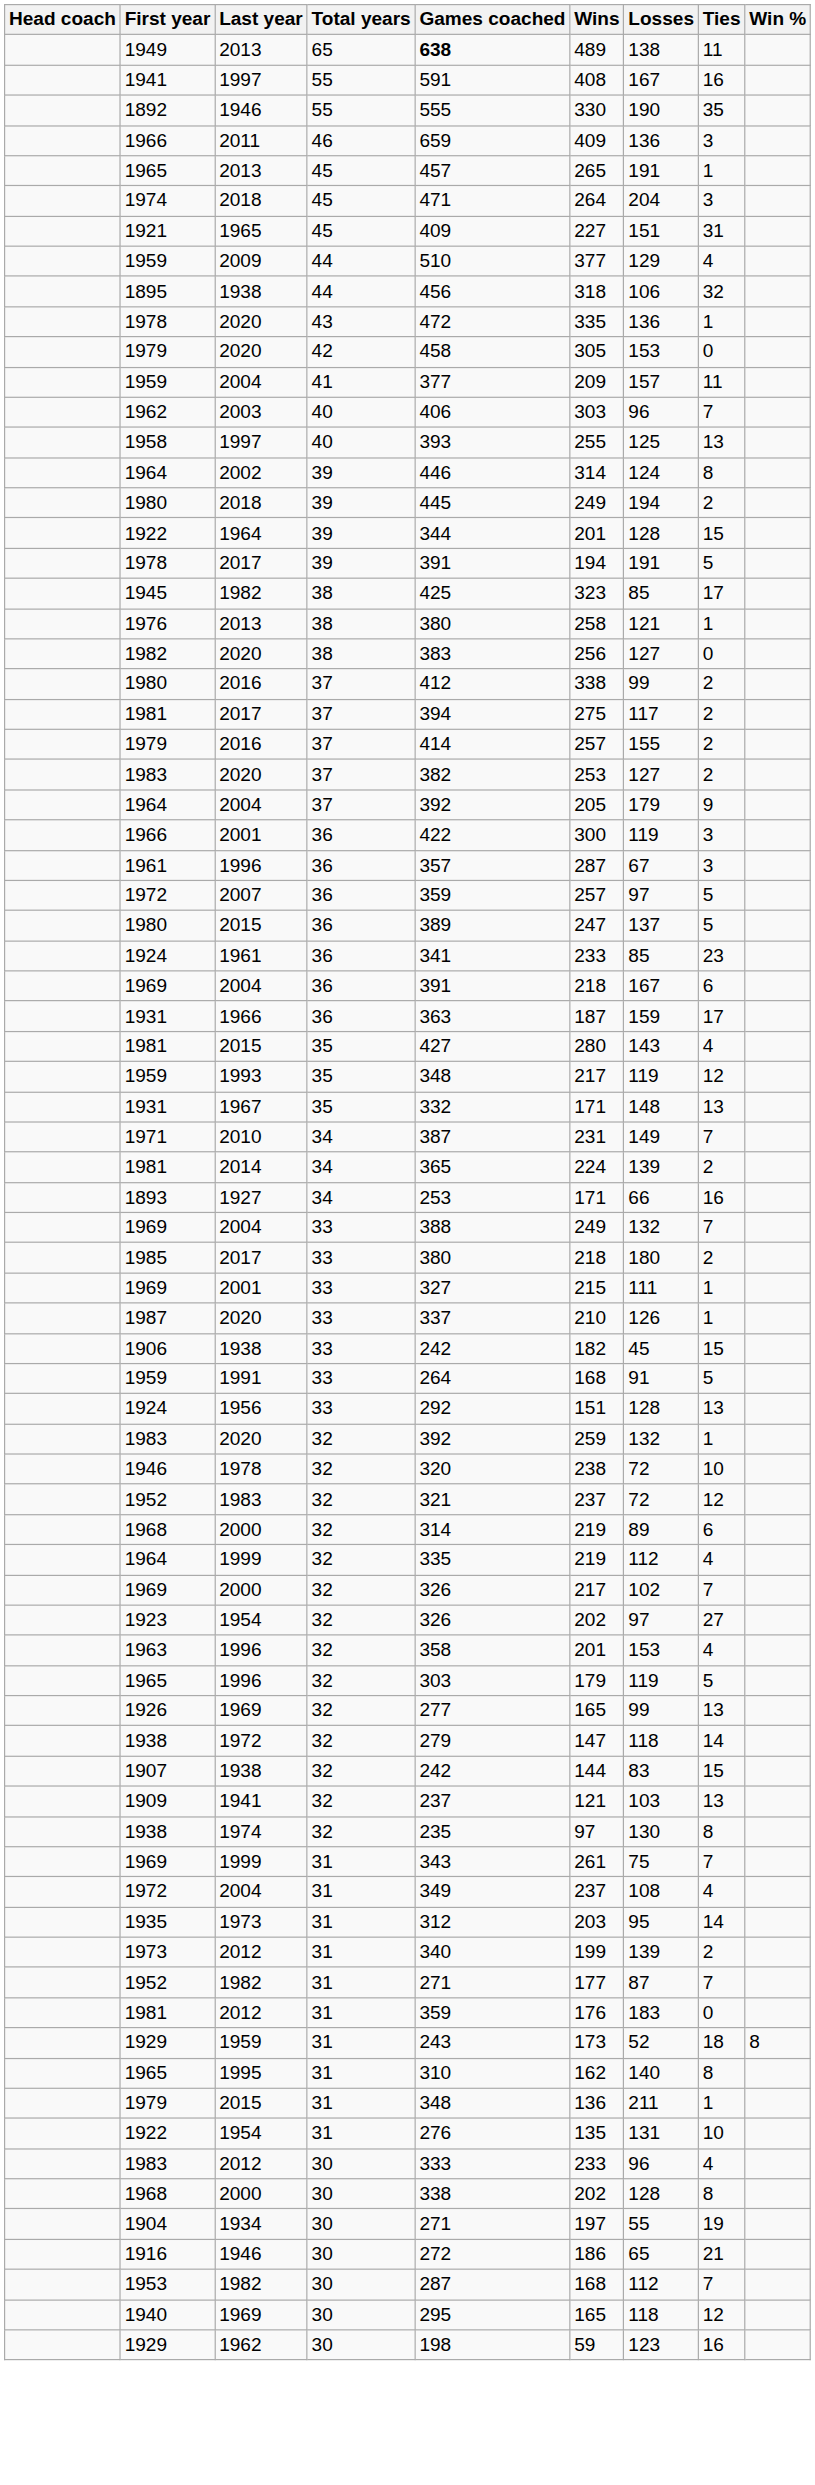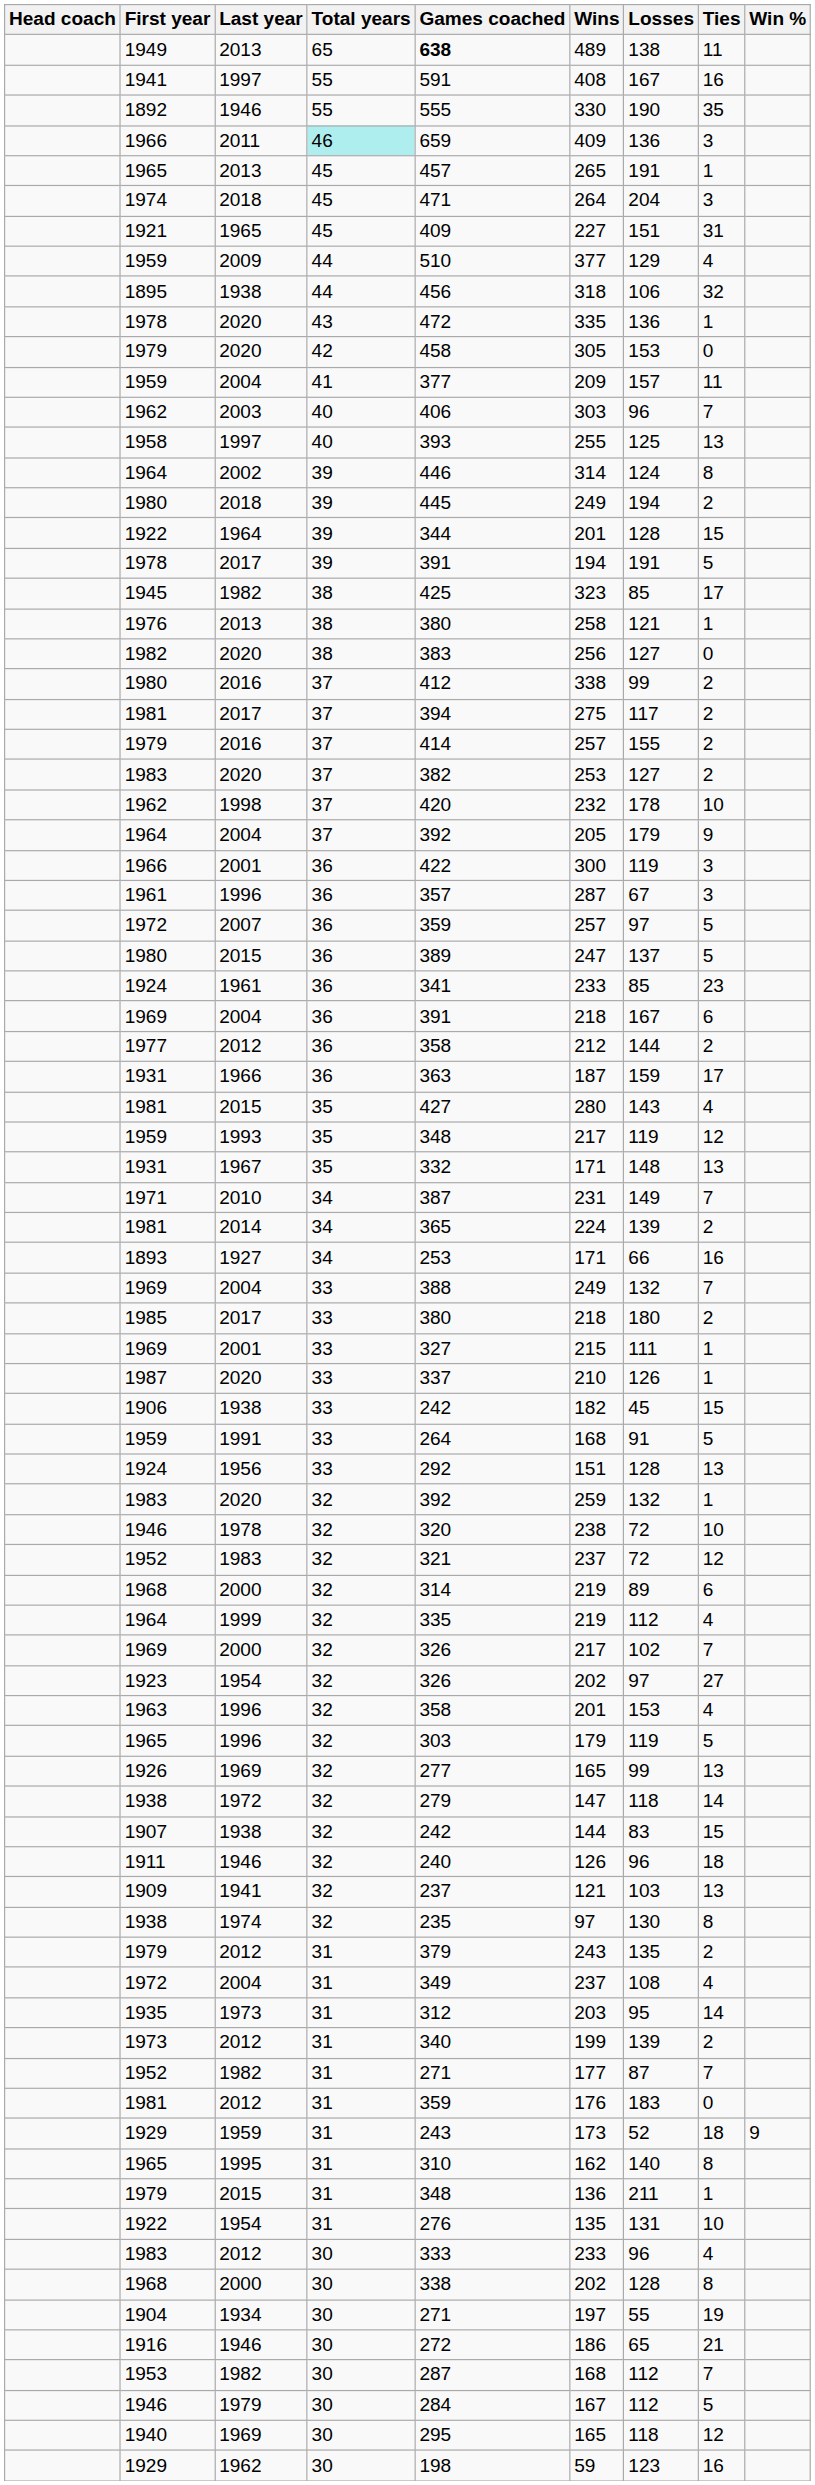(322, 140) no background -> (322, 140) paleturquoise background
+ row: (146, 804)
+ row: (146, 1046)
+ row: (145, 1861)
- row: (146, 1861)
+ row: (146, 1952)
(755, 2042) 8 -> (755, 2133) 9
+ row: (146, 2405)
